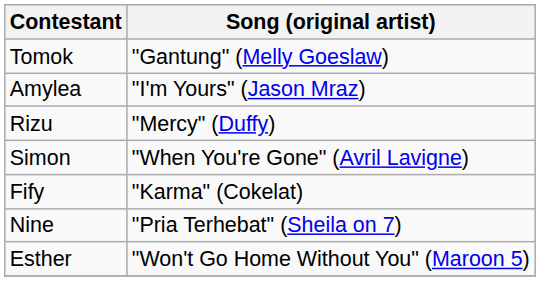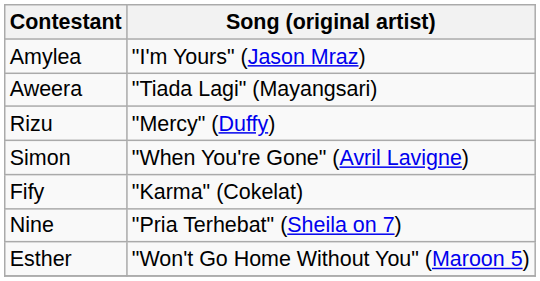- row: (41, 56)
+ row: (46, 90)
